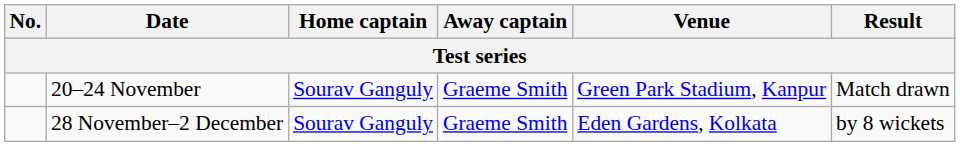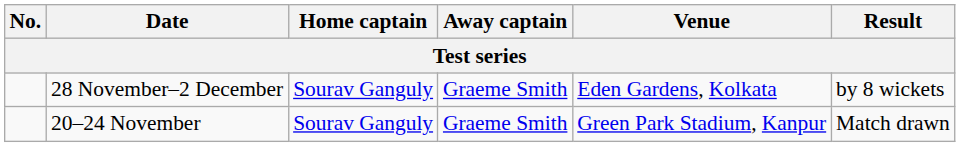rows swapped: (126, 89) <-> (167, 123)
